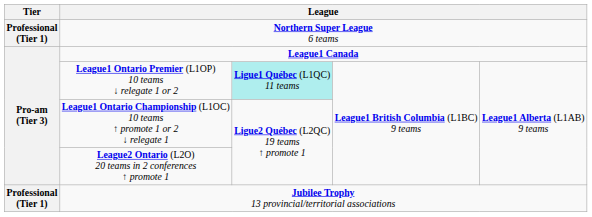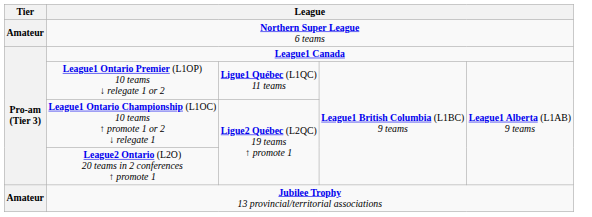(32, 33) Professional (Tier 1) -> (25, 33) Amateur
(282, 80) paleturquoise background -> (269, 80) no background
(32, 198) Professional (Tier 1) -> (25, 198) Amateur
